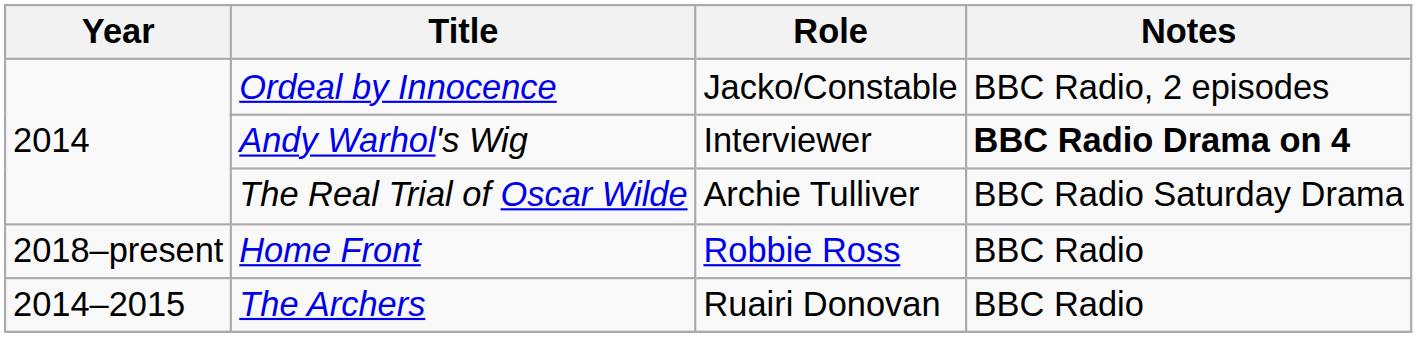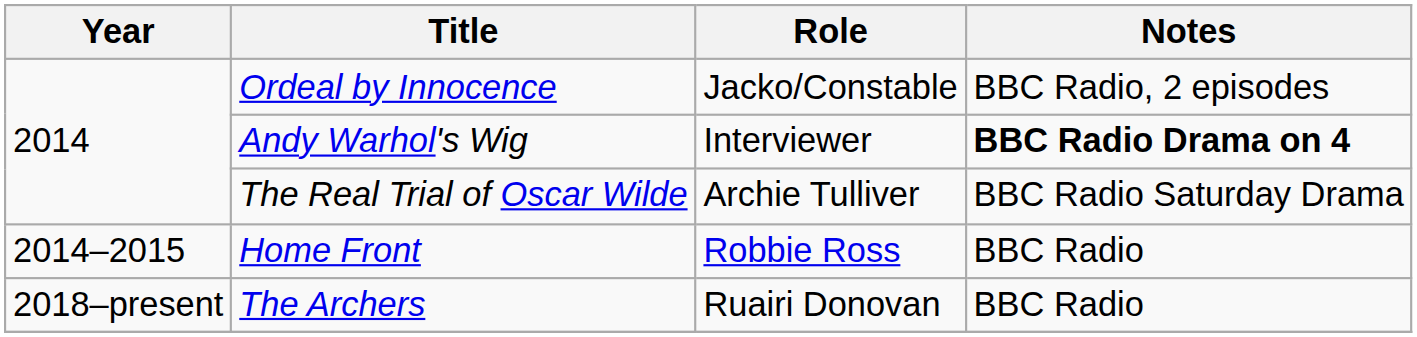(118, 250) 2018–present -> (99, 250) 2014–2015
(99, 304) 2014–2015 -> (118, 304) 2018–present
